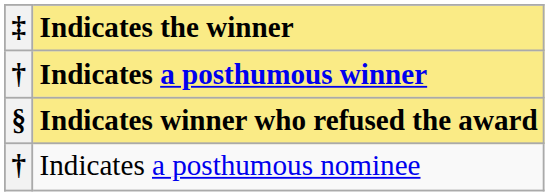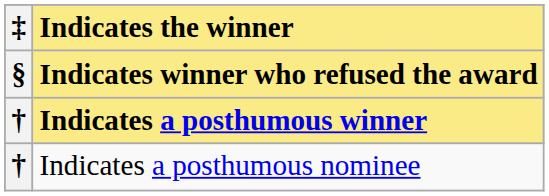rows swapped: (289, 119) <-> (233, 73)
